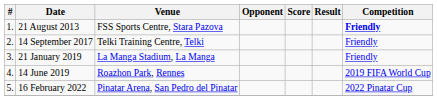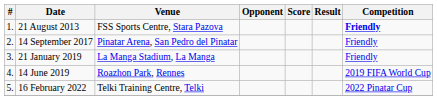(151, 42) Telki Training Centre, Telki -> (167, 42) Pinatar Arena, San Pedro del Pinatar
(167, 88) Pinatar Arena, San Pedro del Pinatar -> (151, 88) Telki Training Centre, Telki
